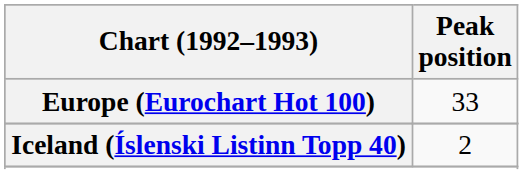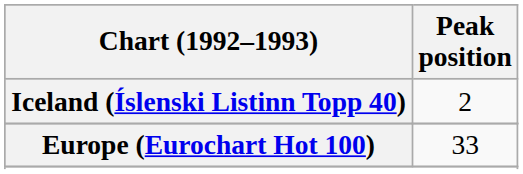rows swapped: (209, 100) <-> (209, 144)
